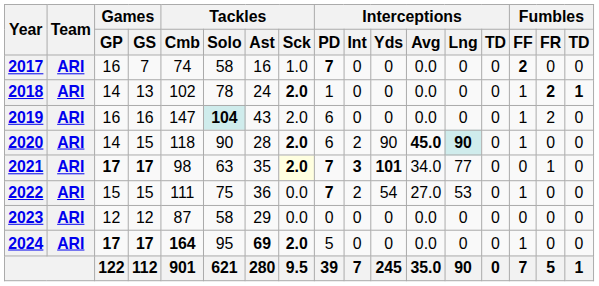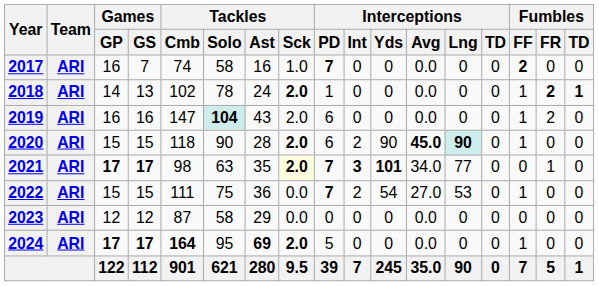(111, 142) 14 -> (111, 142) 15
